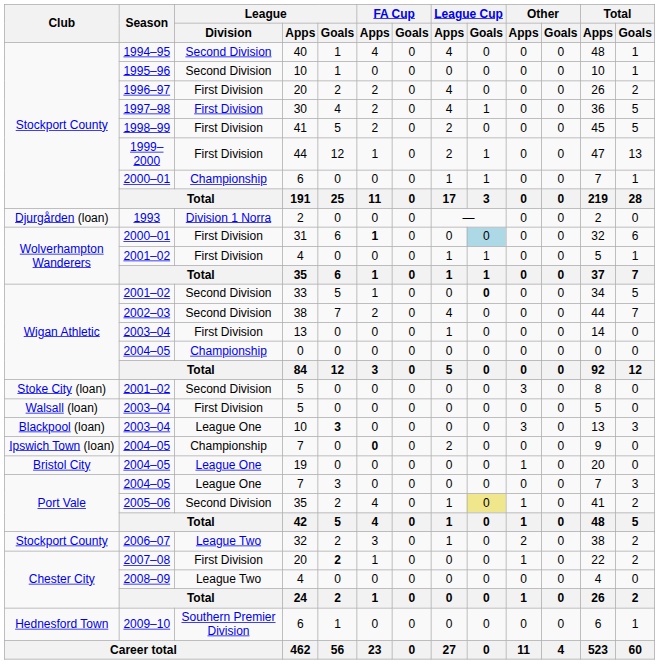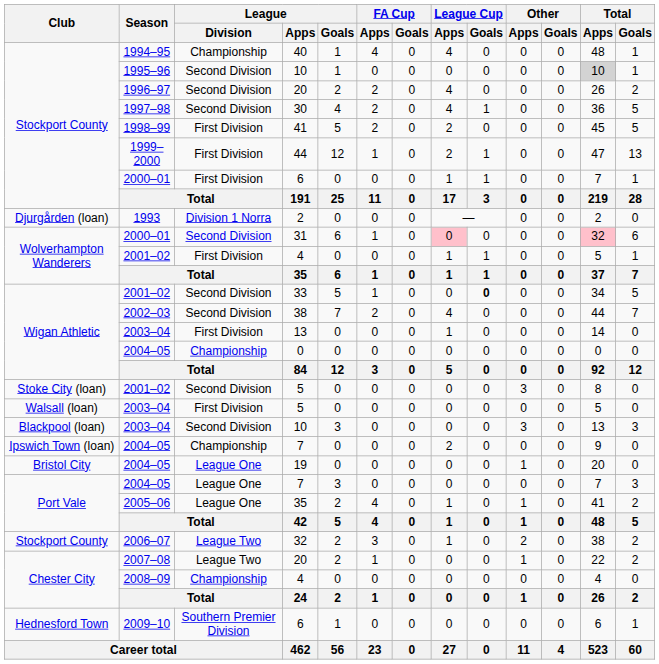(229, 52) Second Division -> (229, 52) Championship
(598, 71) no background -> (598, 71) lightgrey background
(229, 90) First Division -> (229, 90) Second Division
(229, 109) First Division -> (229, 109) Second Division
(229, 179) Championship -> (229, 179) First Division
(229, 236) First Division -> (229, 236) Second Division
(375, 236) bold -> (375, 236) normal
(449, 236) no background -> (449, 236) pink background
(486, 236) lightblue background -> (486, 236) no background
(598, 236) no background -> (598, 236) pink background
(229, 427) League One -> (229, 427) Second Division
(338, 427) bold -> (338, 427) normal
(375, 446) bold -> (375, 446) normal
(229, 503) Second Division -> (229, 503) League One
(486, 503) khaki background -> (486, 503) no background
(229, 560) First Division -> (229, 560) League Two
(338, 560) bold -> (338, 560) normal
(229, 579) League Two -> (229, 579) Championship
